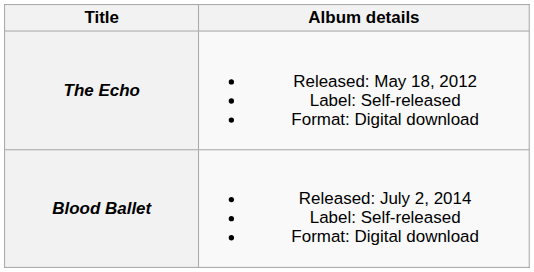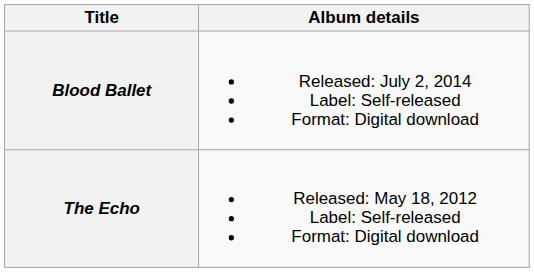rows swapped: (102, 90) <-> (102, 208)
